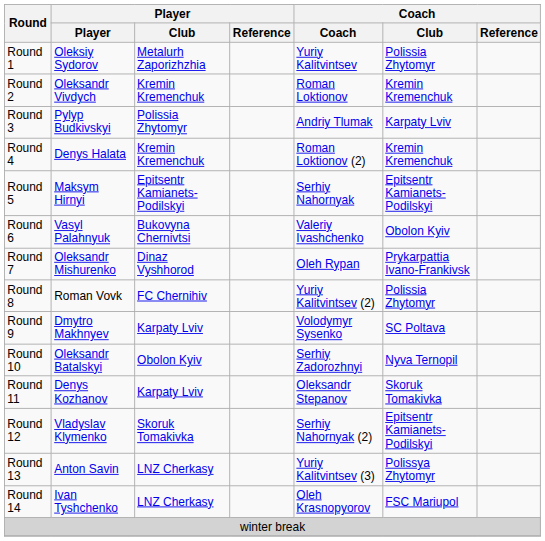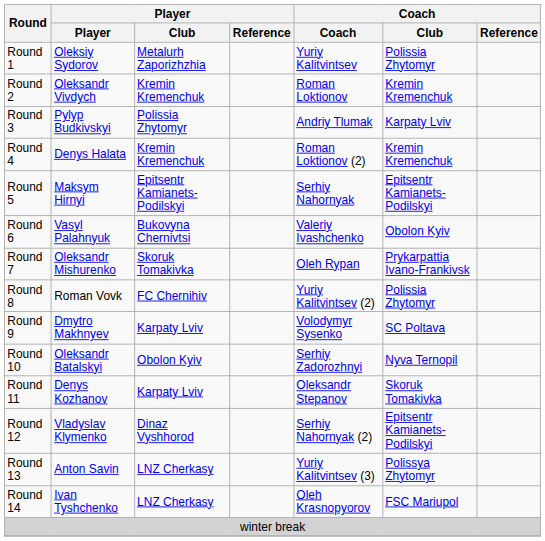(165, 263) Dinaz Vyshhorod -> (165, 263) Skoruk Tomakivka
(165, 430) Skoruk Tomakivka -> (165, 430) Dinaz Vyshhorod
